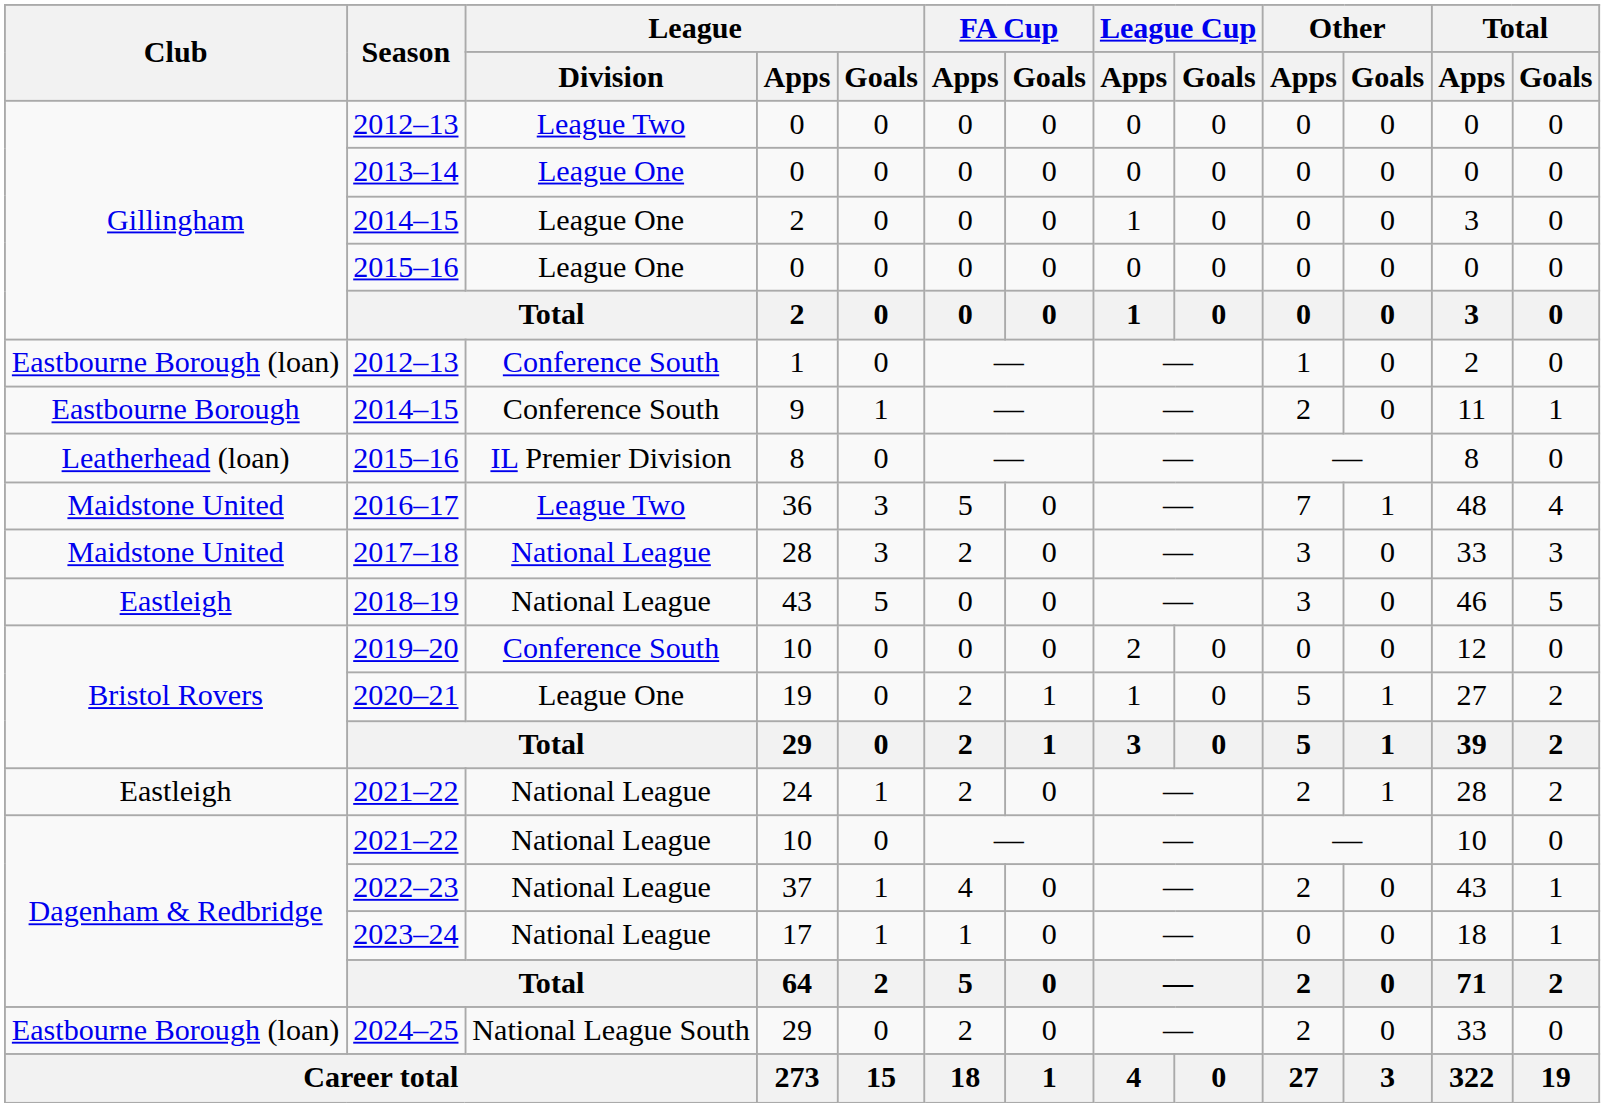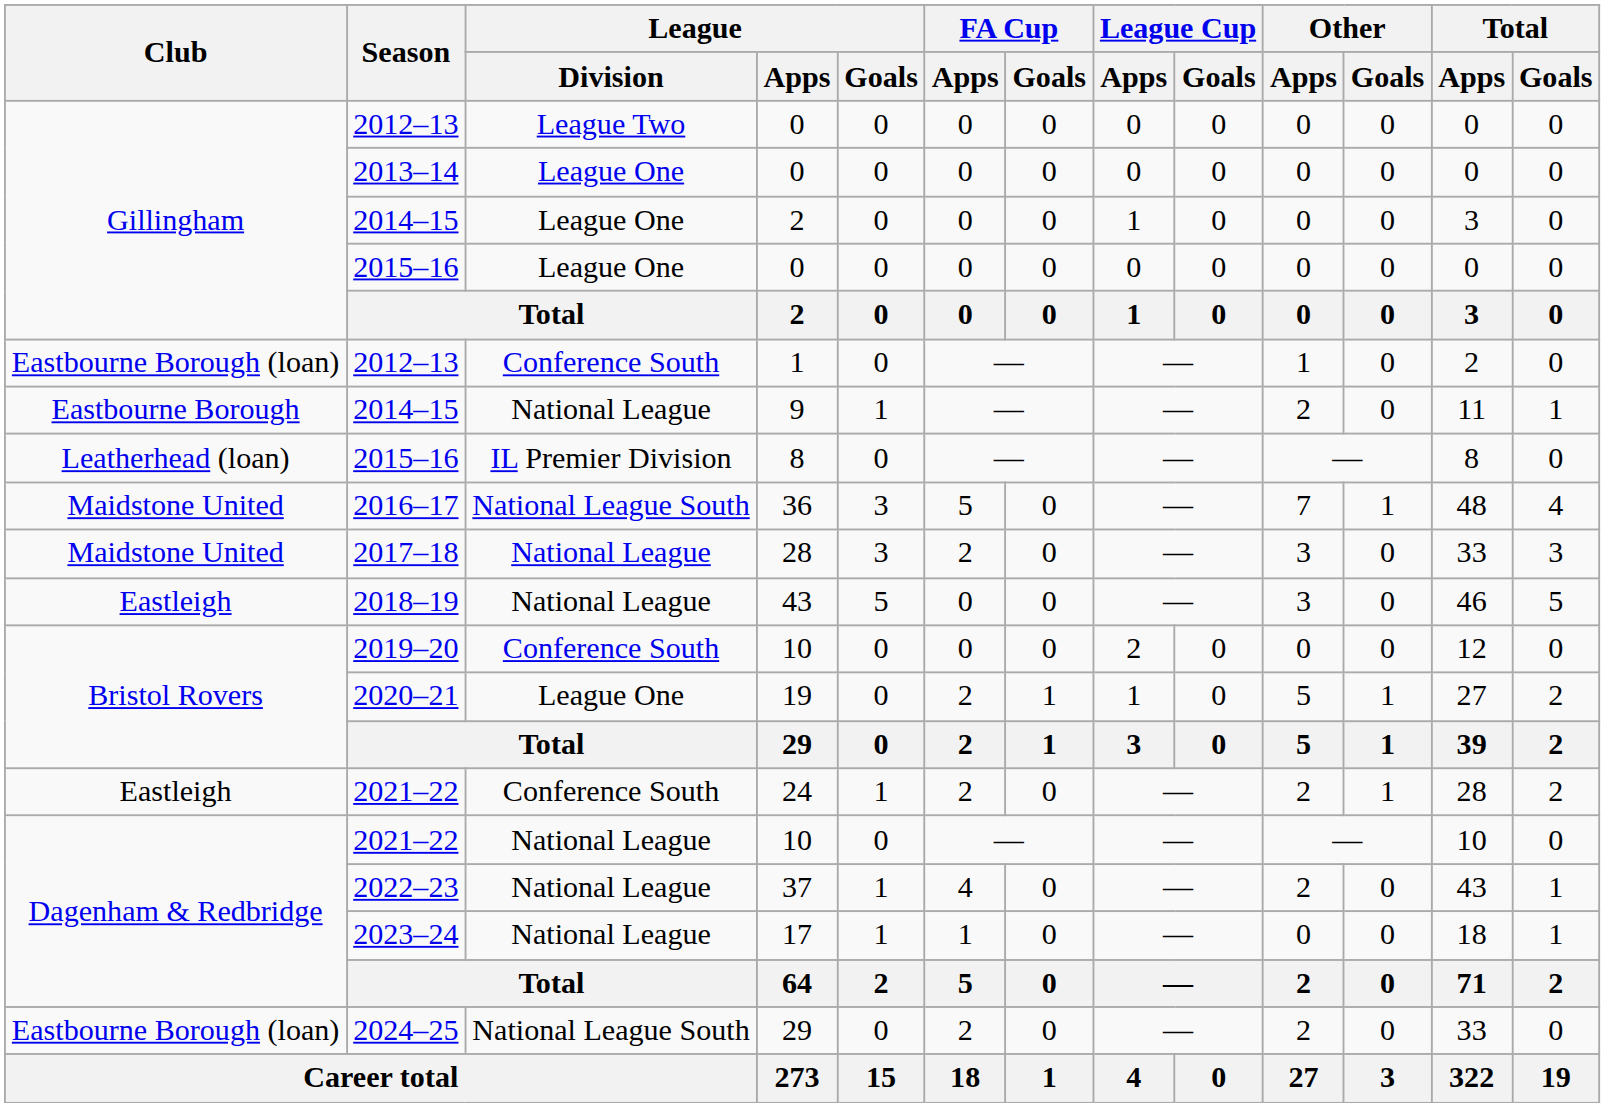(611, 409) Conference South -> (611, 409) National League
(611, 505) League Two -> (611, 505) National League South
(611, 791) National League -> (611, 791) Conference South
